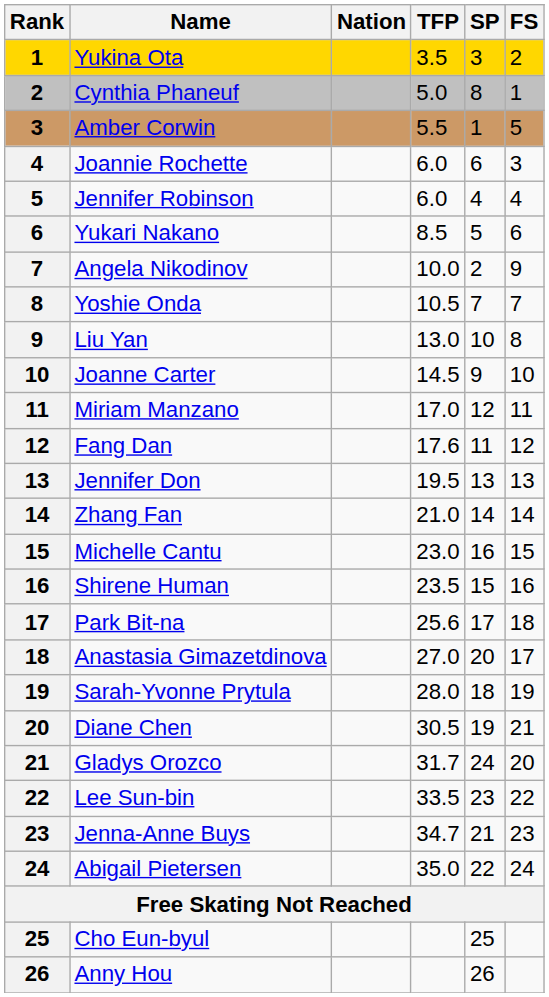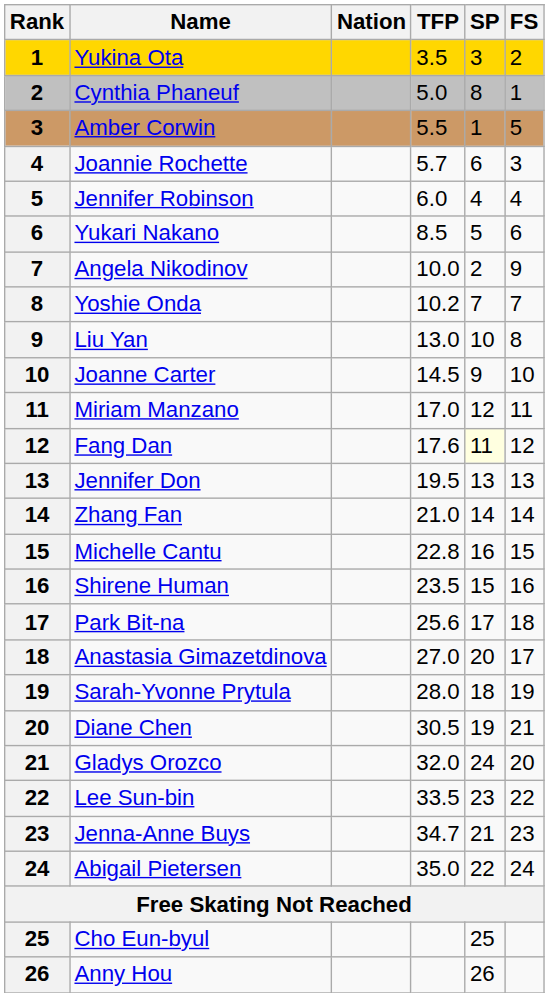(432, 163) 6.0 -> (432, 163) 5.7
(438, 304) 10.5 -> (438, 304) 10.2
(481, 445) no background -> (481, 445) lightyellow background
(438, 551) 23.0 -> (438, 551) 22.8
(438, 762) 31.7 -> (438, 762) 32.0
